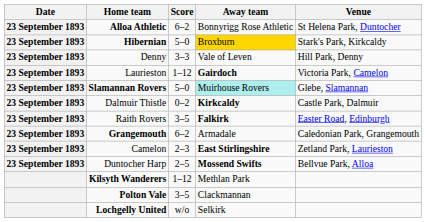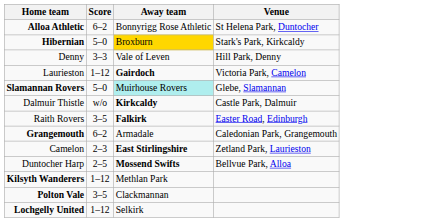- column: (45, 12)
(182, 103) 0–2 -> (100, 103) w/o
(182, 210) w/o -> (100, 210) 1–12
